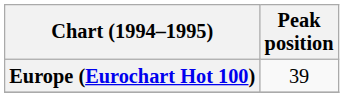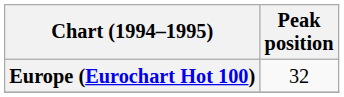(299, 75) 39 -> (299, 75) 32
